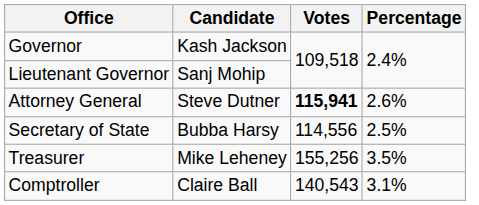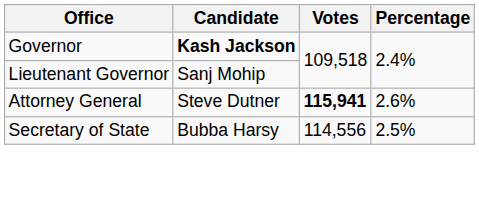(232, 46) normal -> (236, 46) bold
- row: (46, 158)
- row: (54, 185)
